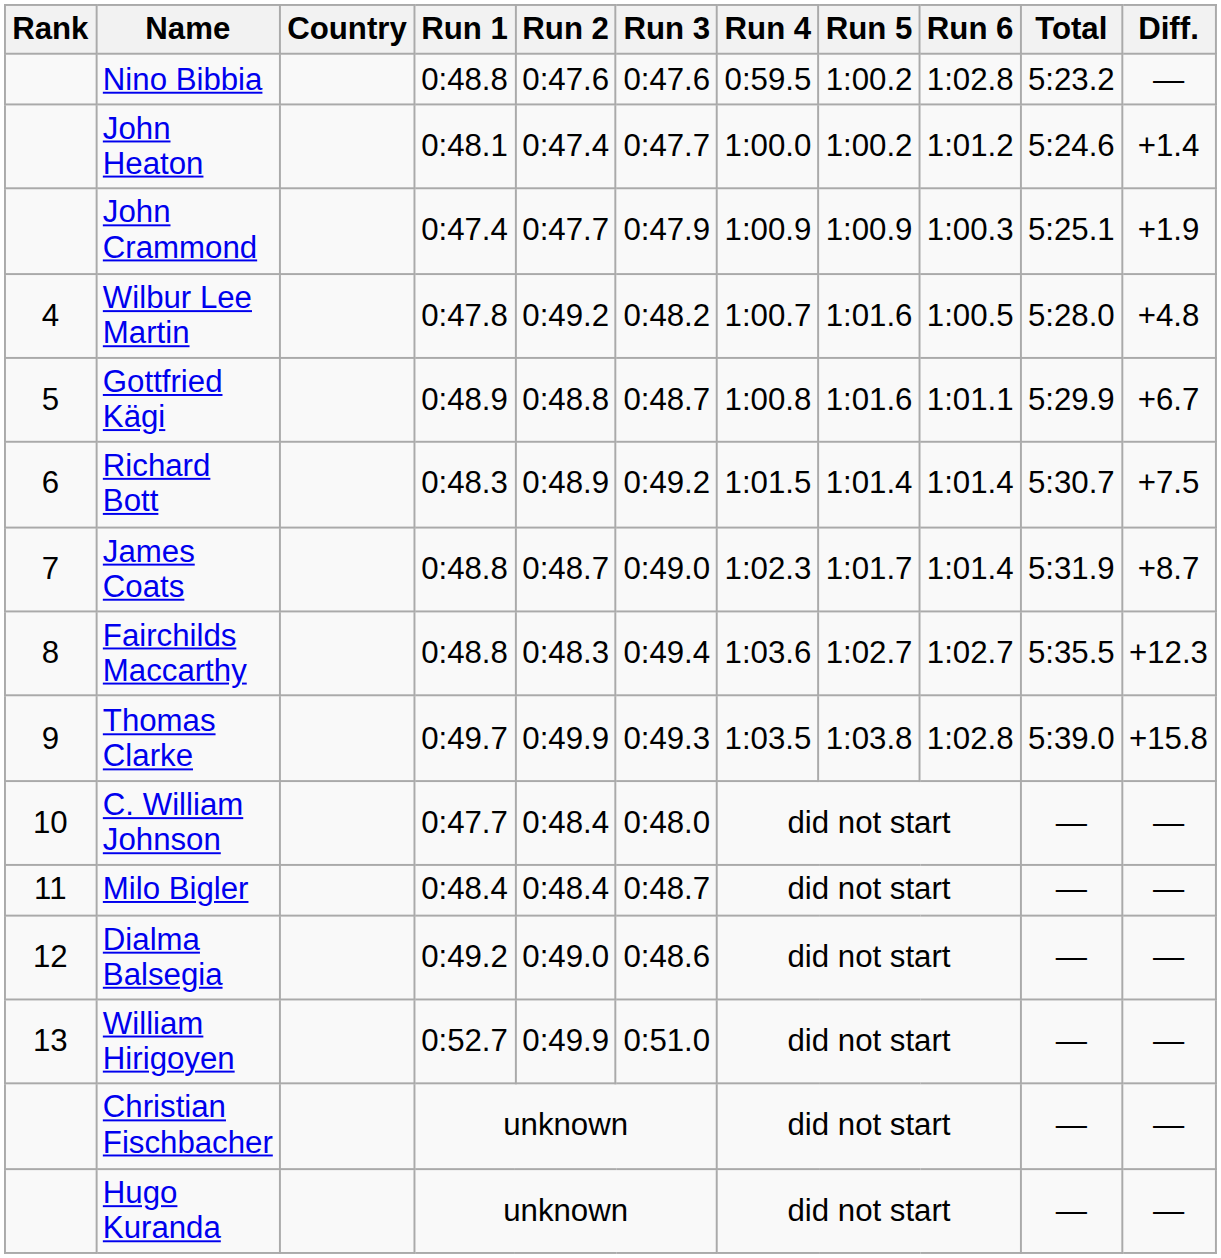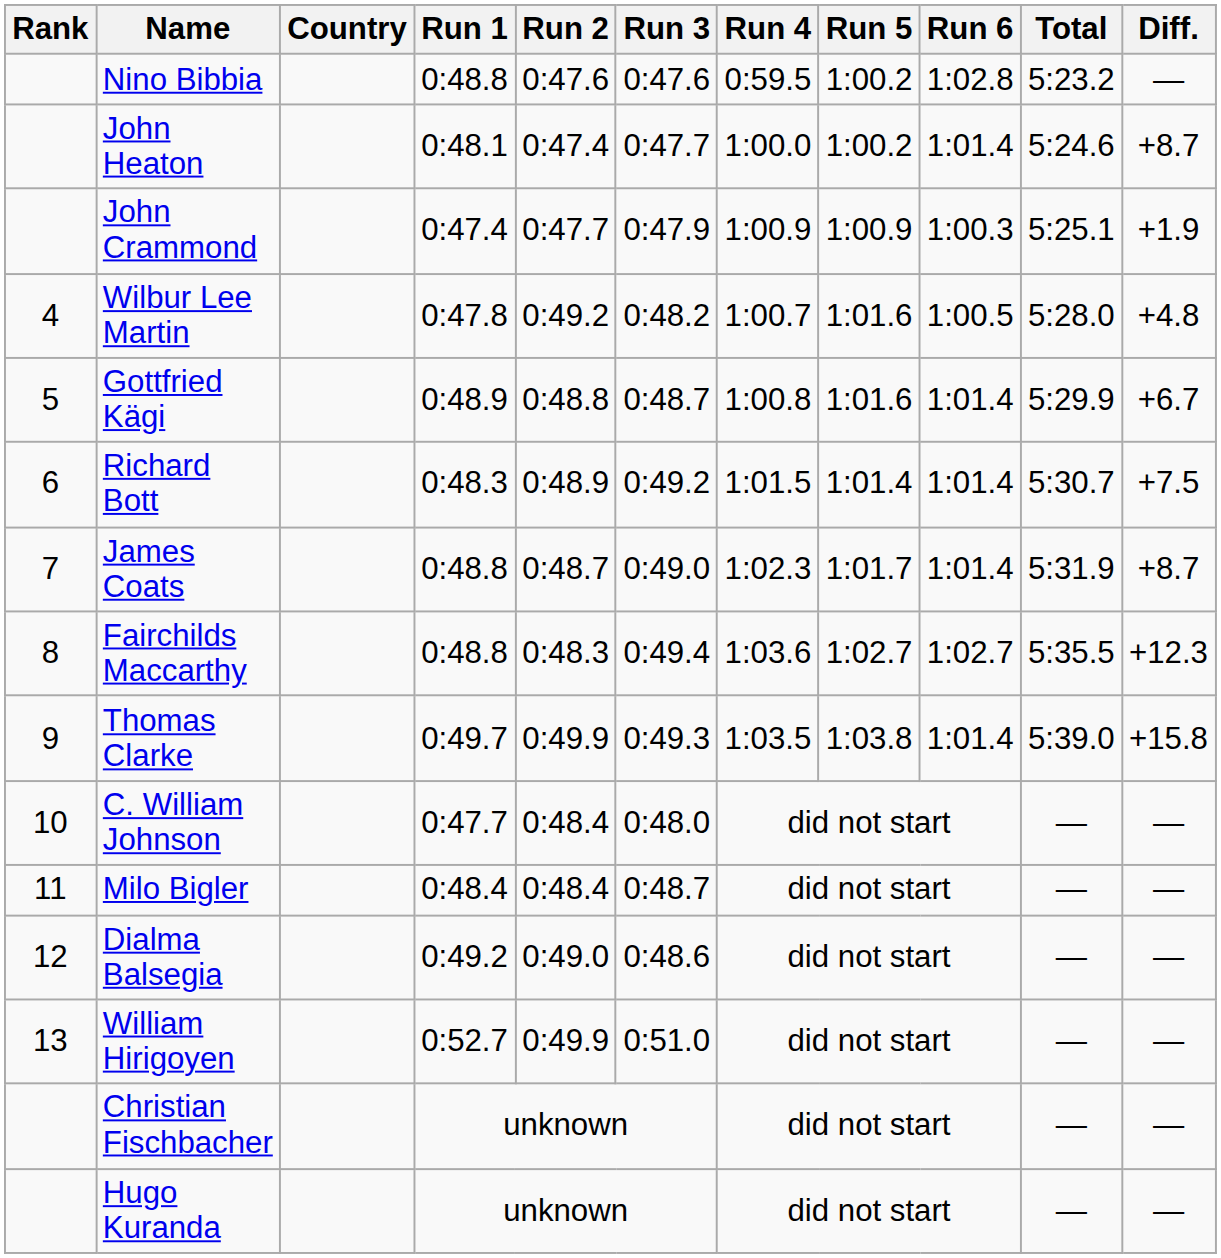(970, 145) 1:01.2 -> (970, 145) 1:01.4
(1168, 145) +1.4 -> (1168, 145) +8.7
(970, 399) 1:01.1 -> (970, 399) 1:01.4
(970, 737) 1:02.8 -> (970, 737) 1:01.4
